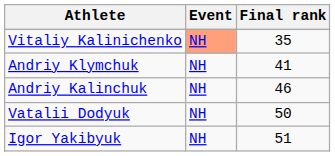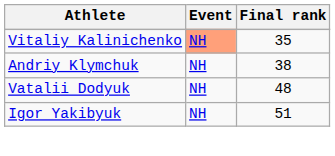(283, 65) 41 -> (283, 65) 38
- row: (78, 90)
(283, 114) 50 -> (283, 90) 48
